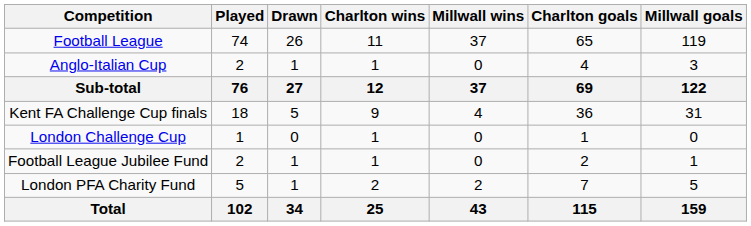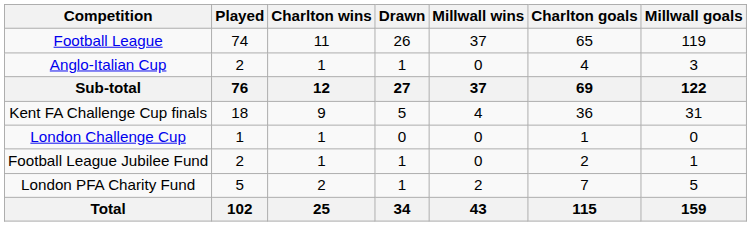columns swapped: (375, 16) <-> (295, 16)
